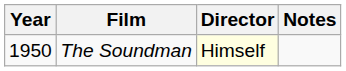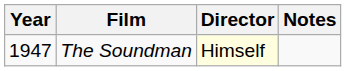(30, 50) 1950 -> (30, 50) 1947
